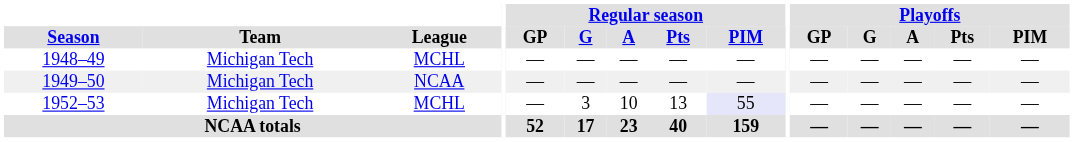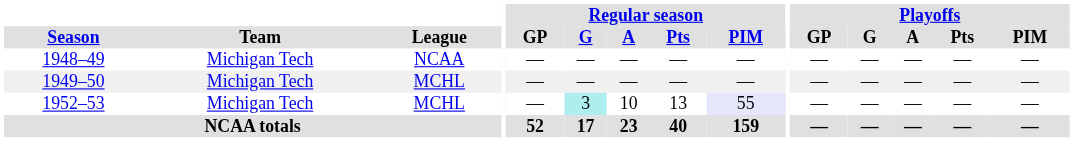(439, 59) MCHL -> (439, 59) NCAA
(439, 81) NCAA -> (439, 81) MCHL
(586, 103) no background -> (586, 103) paleturquoise background
